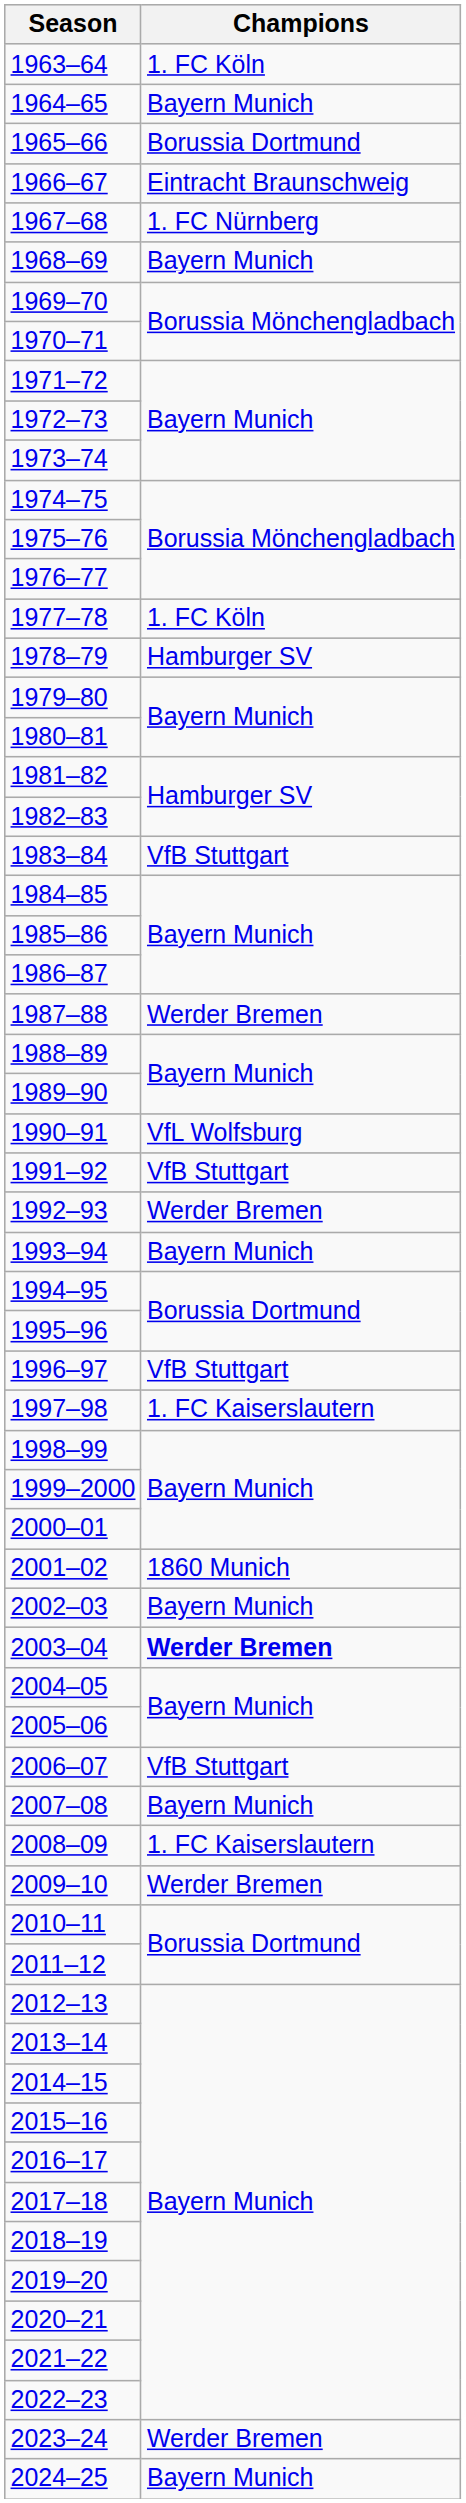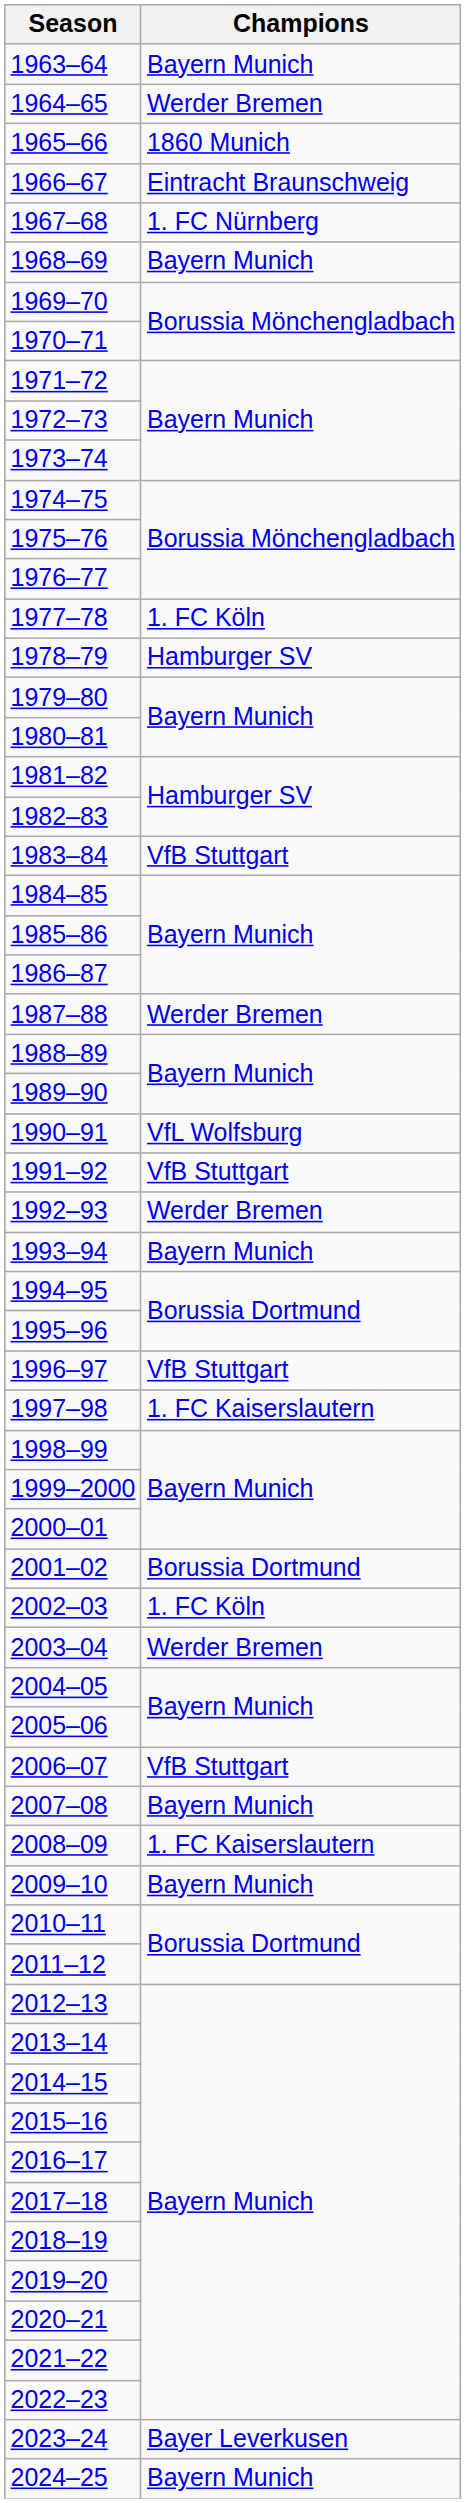(206, 63) 1. FC Köln -> (230, 63) Bayern Munich
(230, 103) Bayern Munich -> (235, 103) Werder Bremen
(254, 143) Borussia Dortmund -> (218, 143) 1860 Munich
(218, 1568) 1860 Munich -> (254, 1568) Borussia Dortmund
(230, 1607) Bayern Munich -> (206, 1607) 1. FC Köln
(240, 1647) bold -> (235, 1647) normal
(235, 1884) Werder Bremen -> (230, 1884) Bayern Munich
(235, 2438) Werder Bremen -> (248, 2438) Bayer Leverkusen
